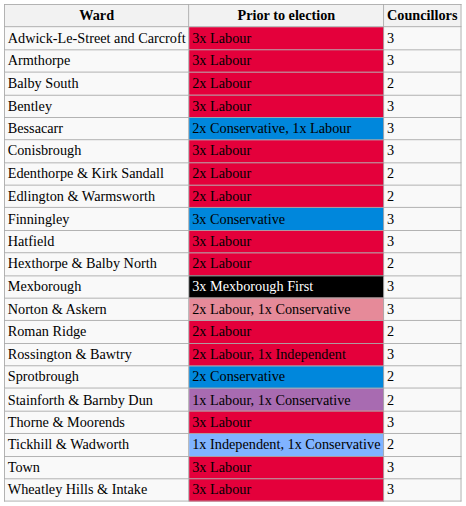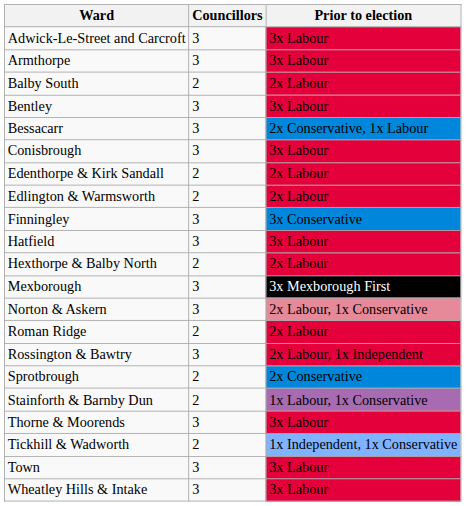columns swapped: (422, 15) <-> (286, 15)
